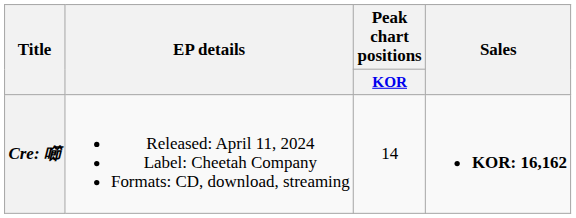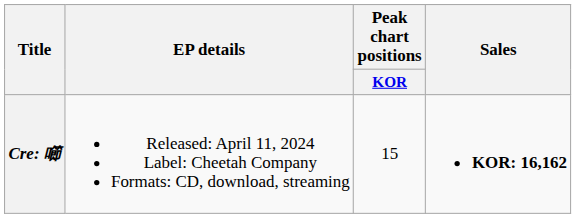(390, 153) 14 -> (390, 153) 15
